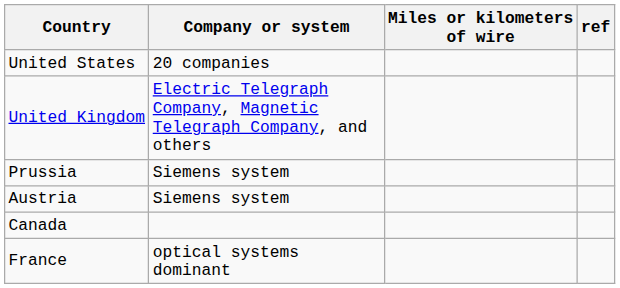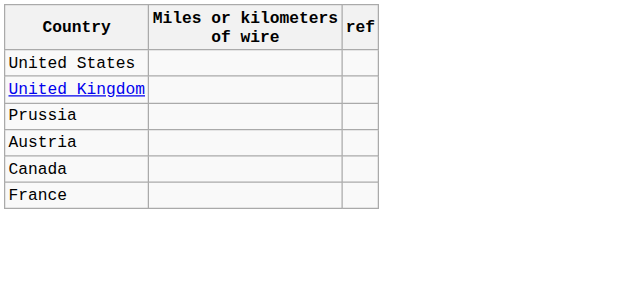- column: (266, 27)
